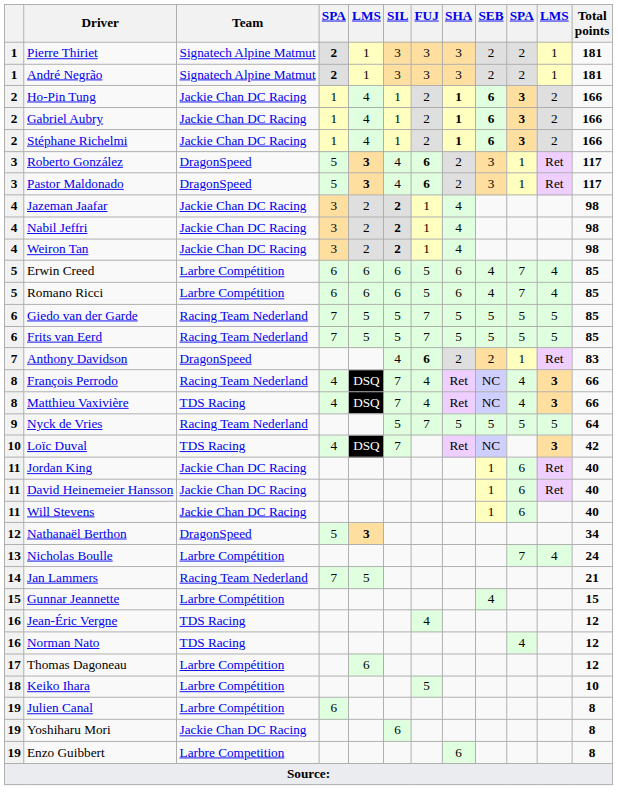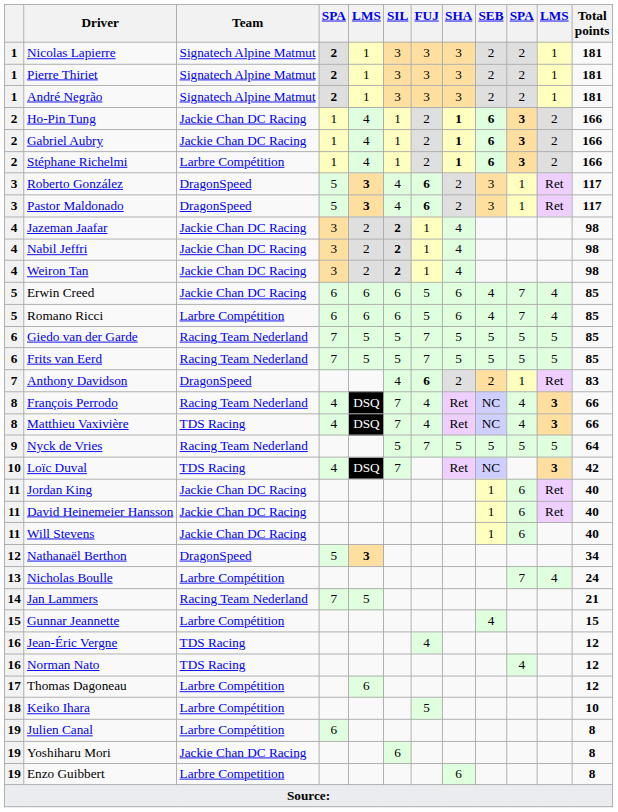+ row: (71, 53)
(243, 140) Jackie Chan DC Racing -> (232, 162) Larbre Compétition
(232, 271) Larbre Compétition -> (243, 293) Jackie Chan DC Racing
